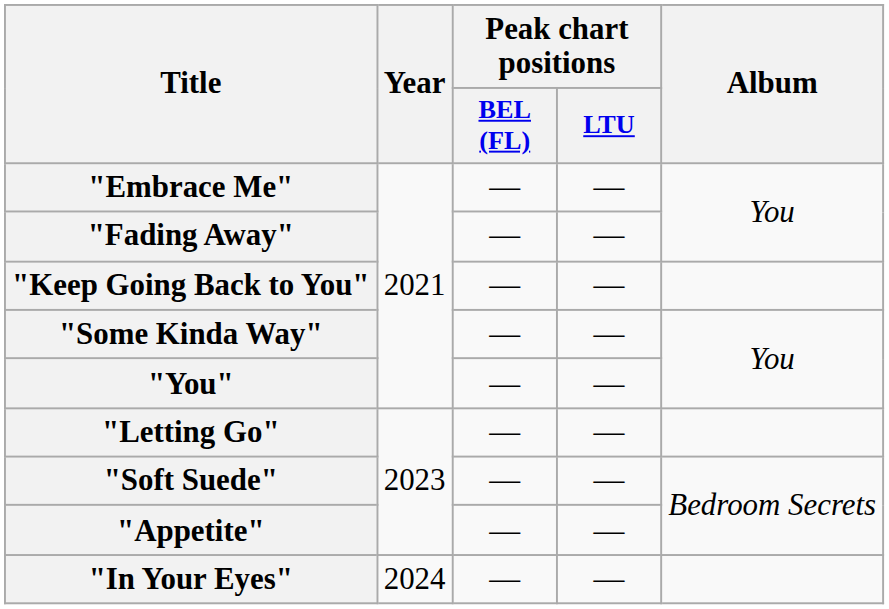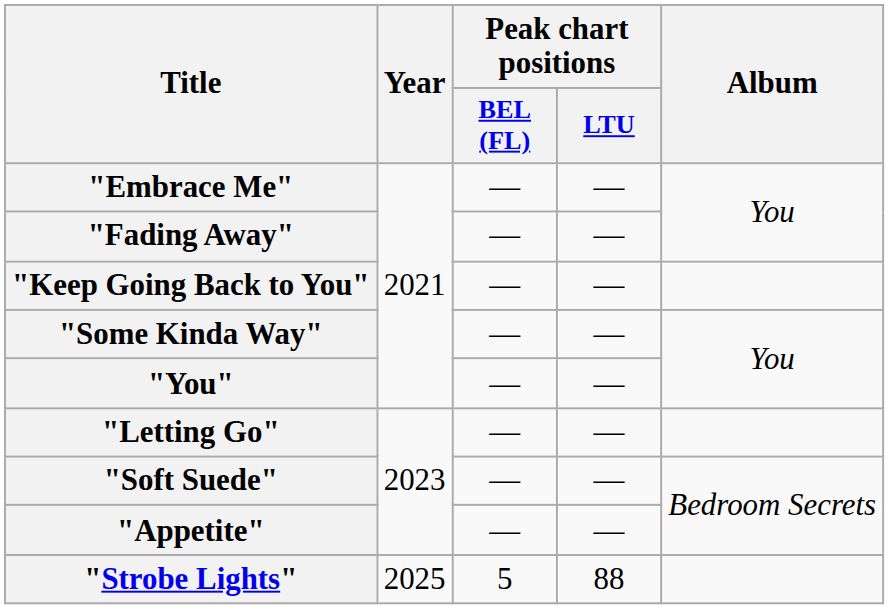- row: (191, 578)
+ row: (191, 578)
